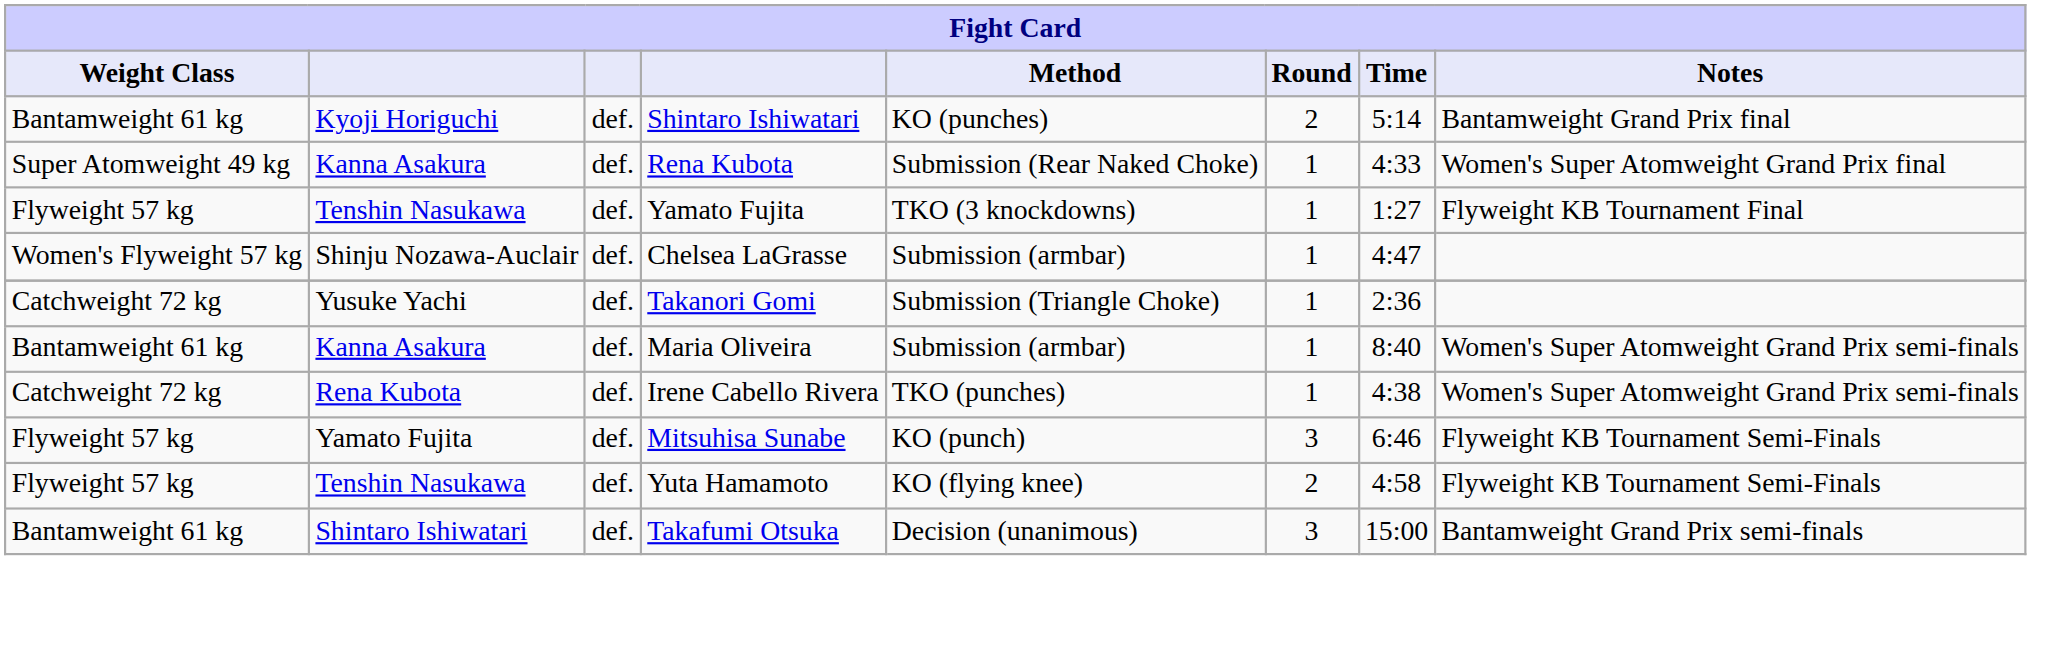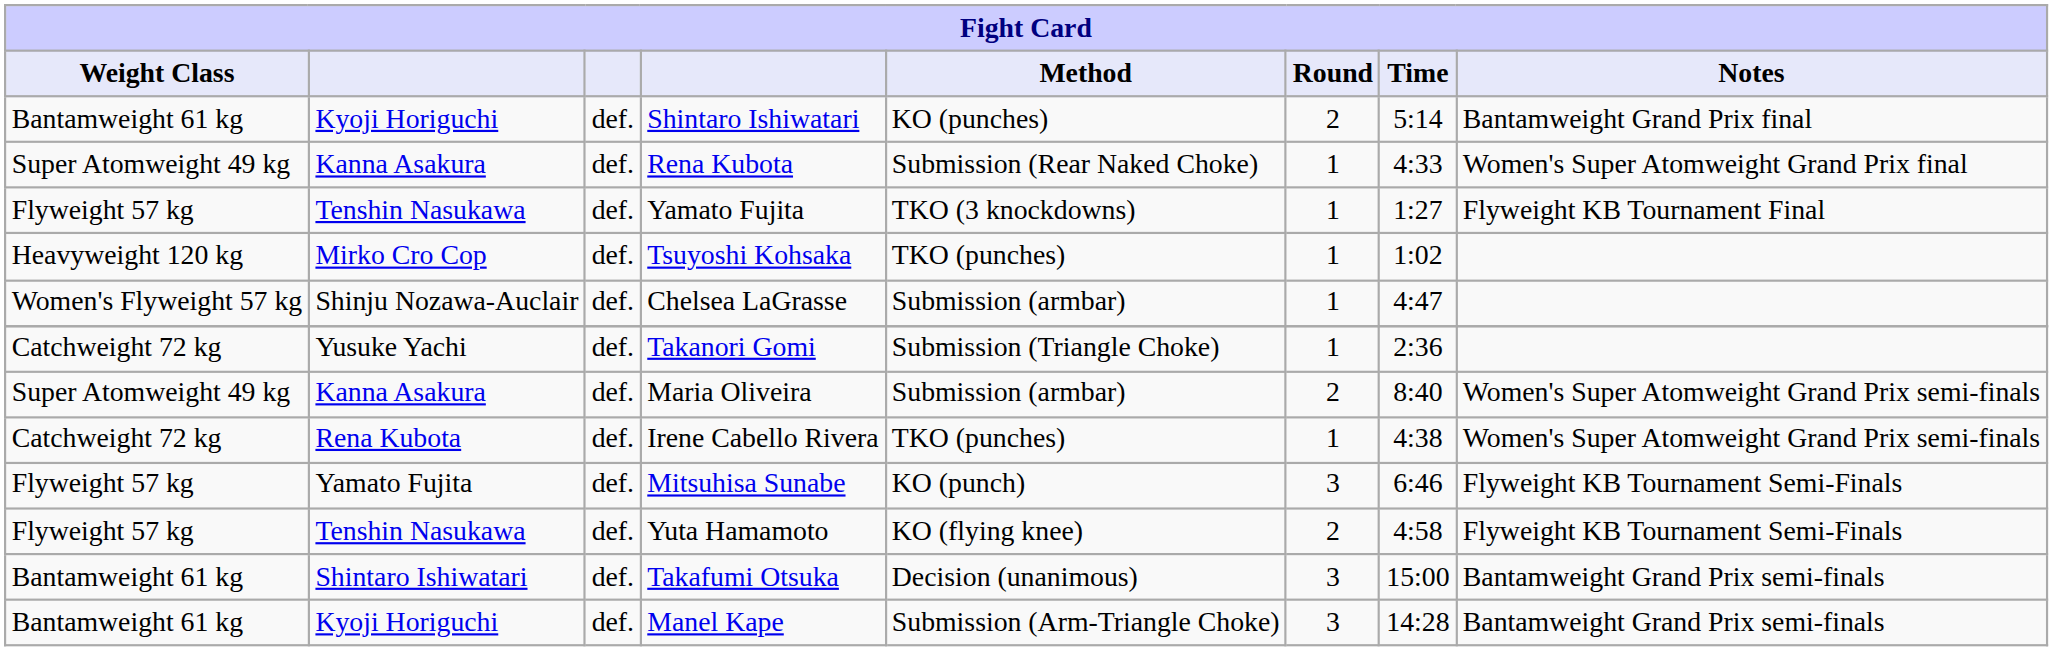+ row: (749, 256)
(127, 347) Bantamweight 61 kg -> (151, 393) Super Atomweight 49 kg
(1312, 347) 1 -> (1333, 393) 2
+ row: (716, 622)
